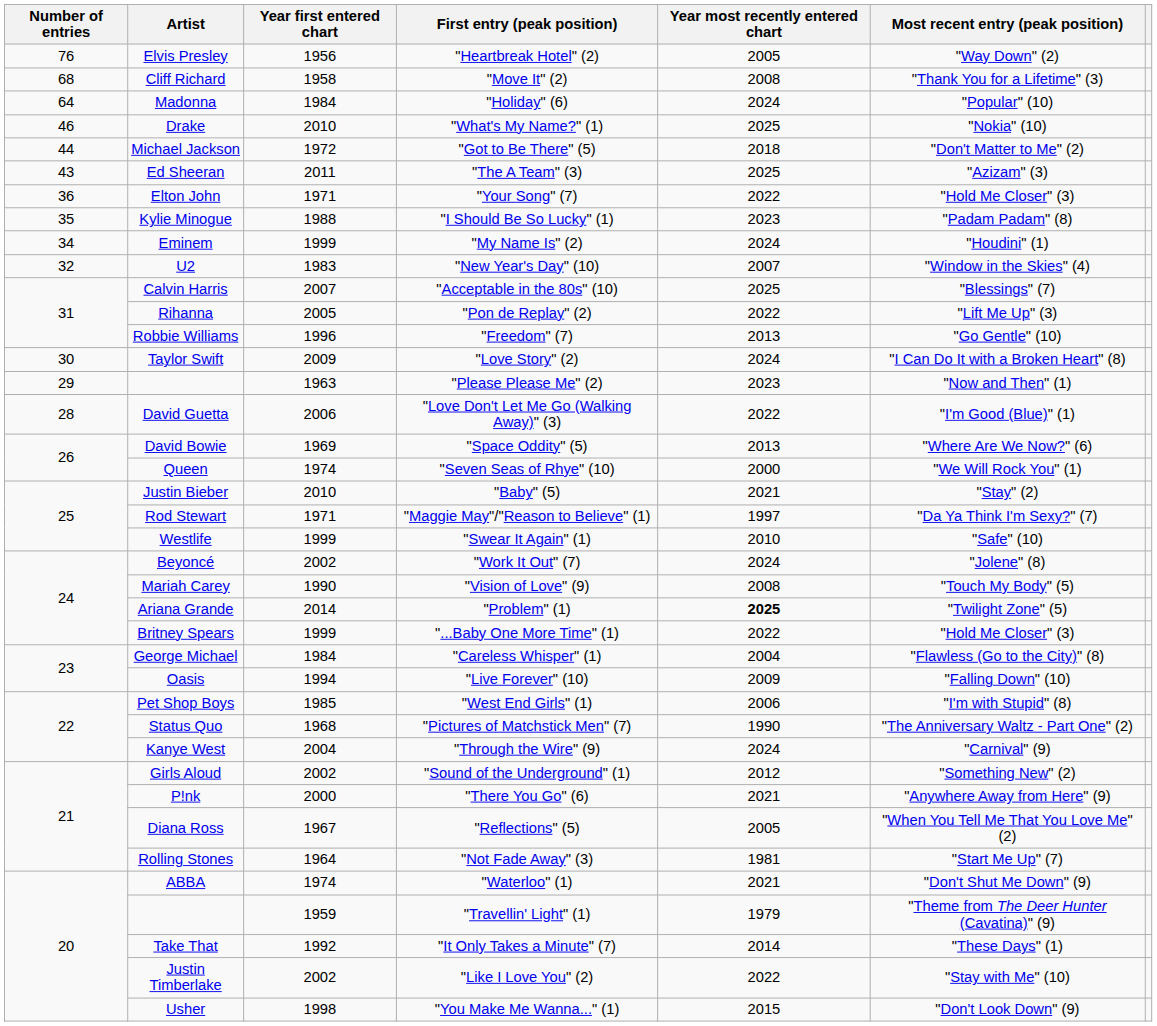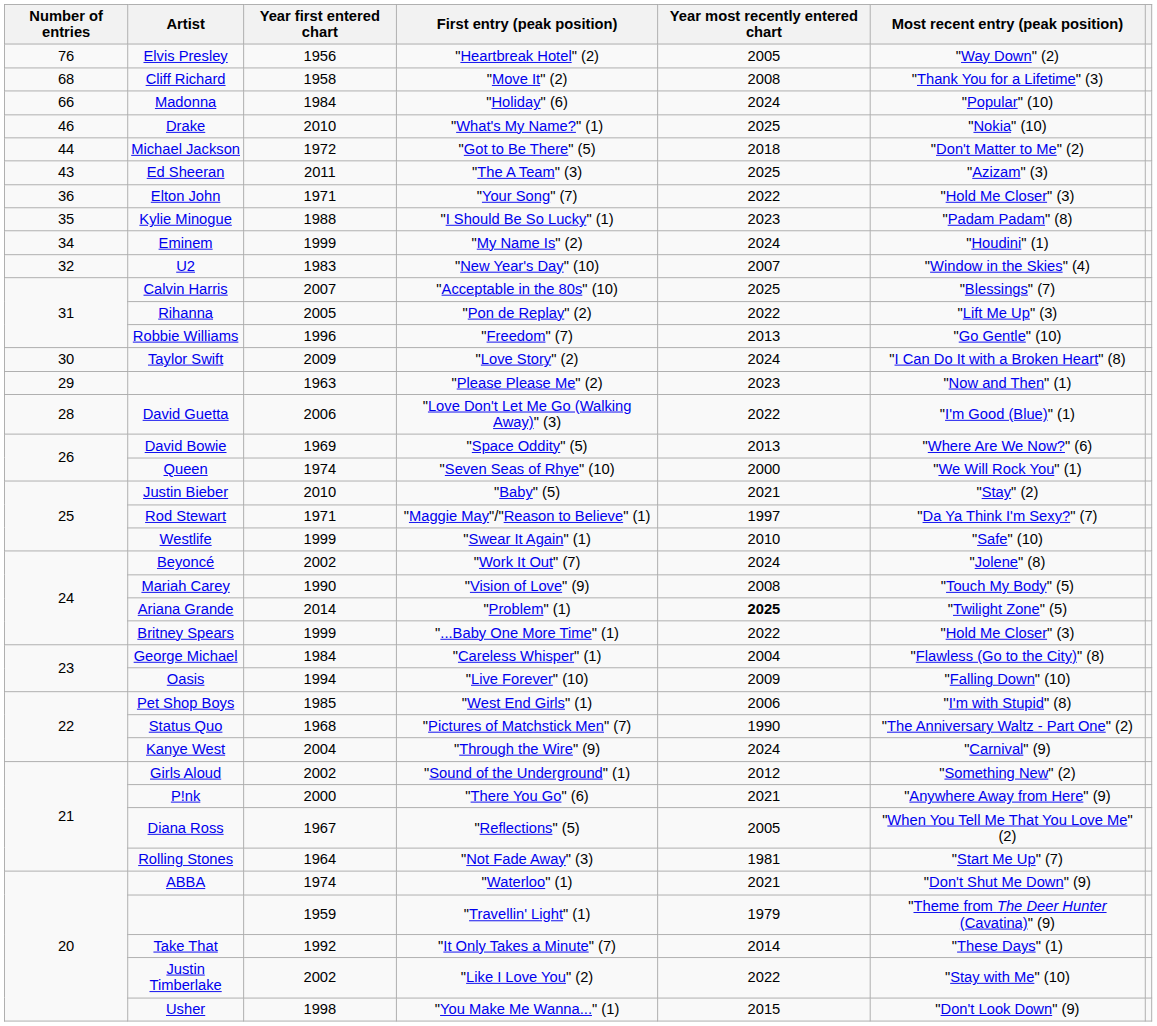(66, 102) 64 -> (66, 102) 66
